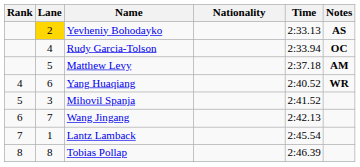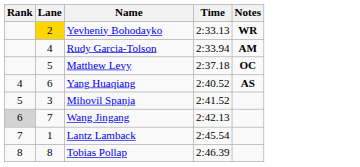- column: (239, 13)
(339, 30) AS -> (248, 30) WR
(339, 48) OC -> (248, 48) AM
(339, 65) AM -> (248, 65) OC
(339, 83) WR -> (248, 83) AS
(20, 118) no background -> (20, 118) lightgrey background
